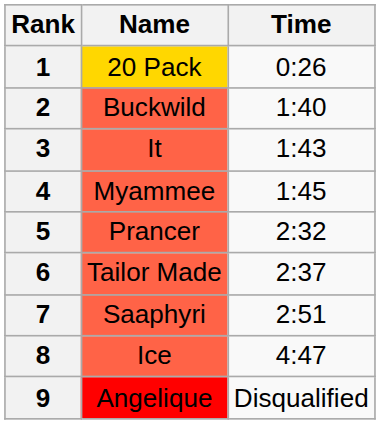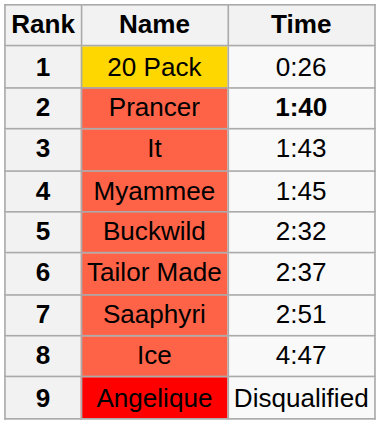(154, 107) Buckwild -> (154, 107) Prancer
(301, 107) normal -> (301, 107) bold
(154, 231) Prancer -> (154, 231) Buckwild
